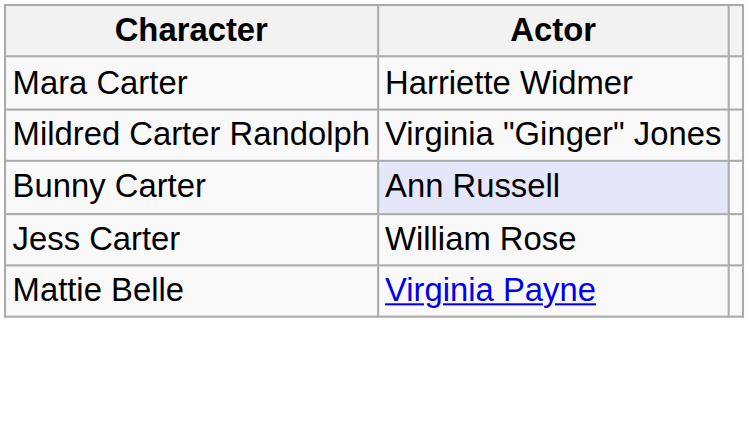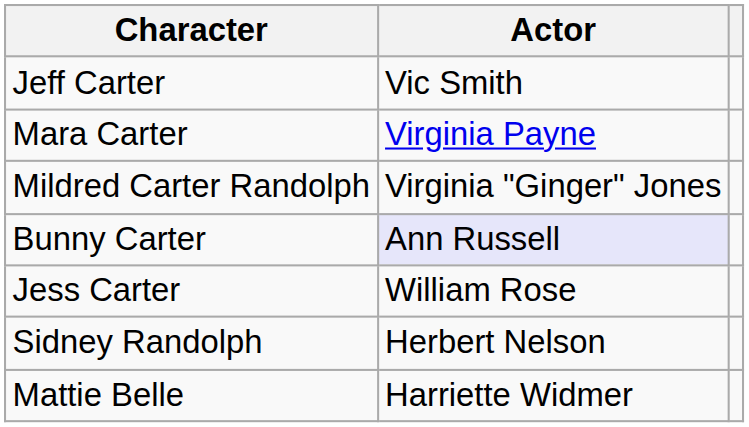+ row: (89, 82)
(509, 82) Harriette Widmer -> (491, 134) Virginia Payne
+ row: (138, 342)
(491, 290) Virginia Payne -> (509, 394) Harriette Widmer
